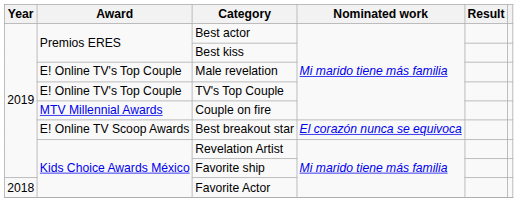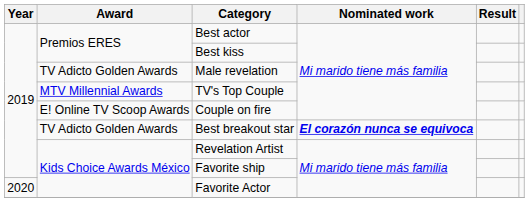(111, 71) E! Online TV's Top Couple -> (109, 71) TV Adicto Golden Awards
(111, 91) E! Online TV's Top Couple -> (101, 91) MTV Millennial Awards
(101, 110) MTV Millennial Awards -> (115, 110) E! Online TV Scoop Awards
(115, 129) E! Online TV Scoop Awards -> (109, 129) TV Adicto Golden Awards
(381, 129) normal -> (386, 129) bold
(21, 187) 2018 -> (21, 187) 2020
